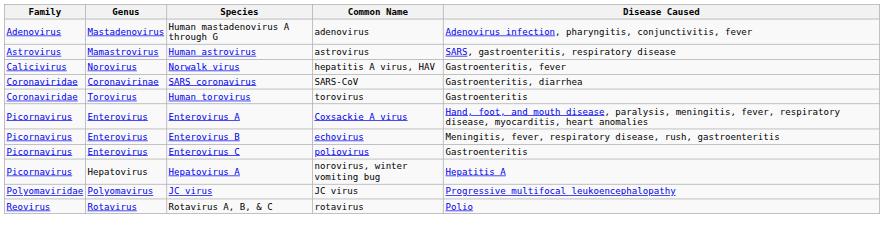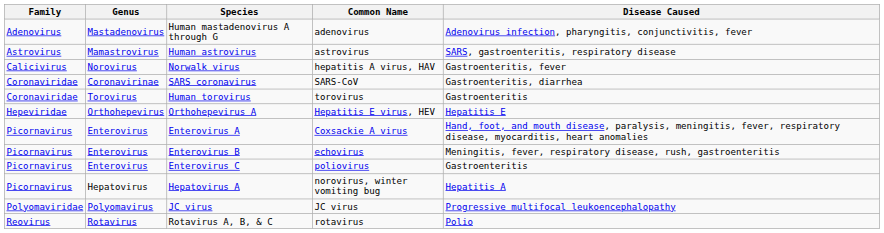+ row: (212, 111)
